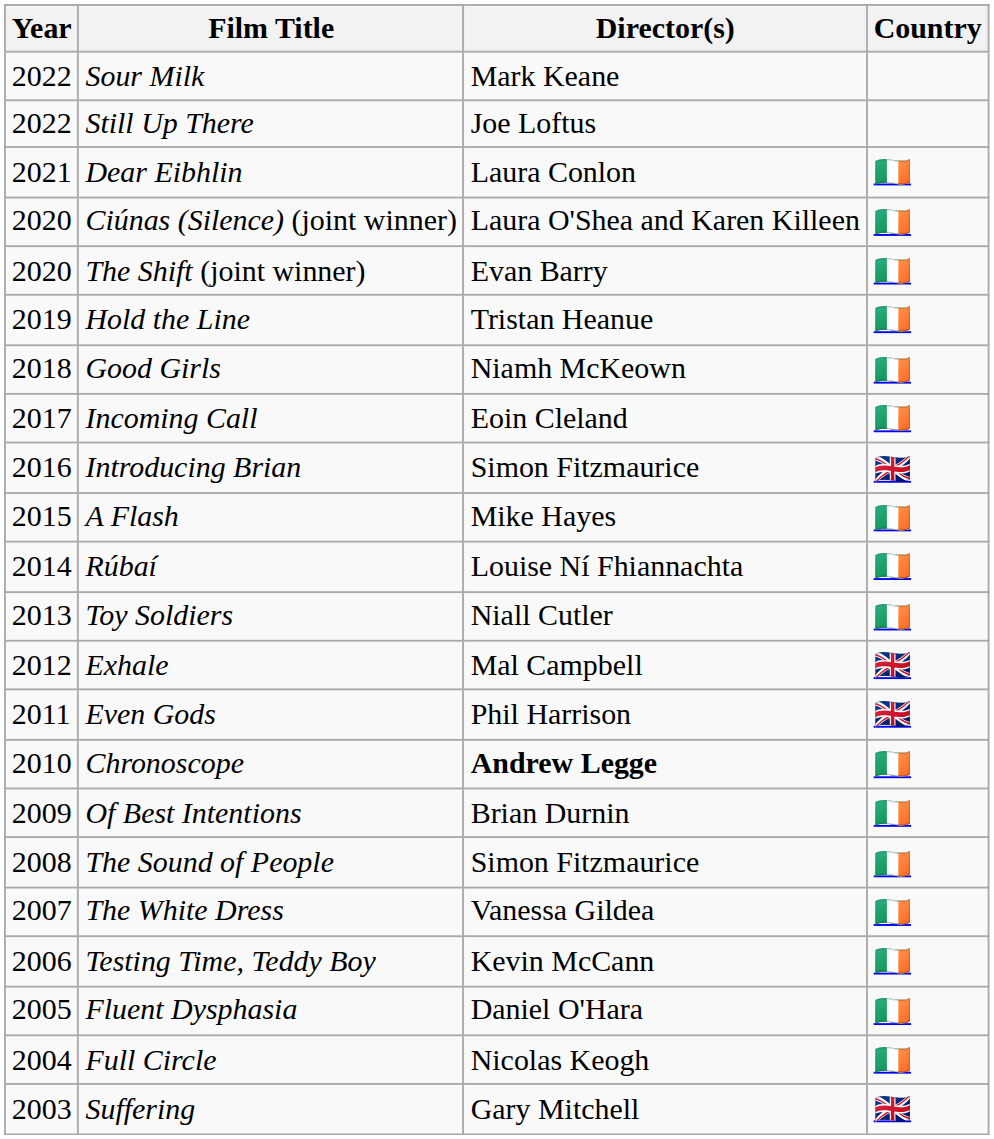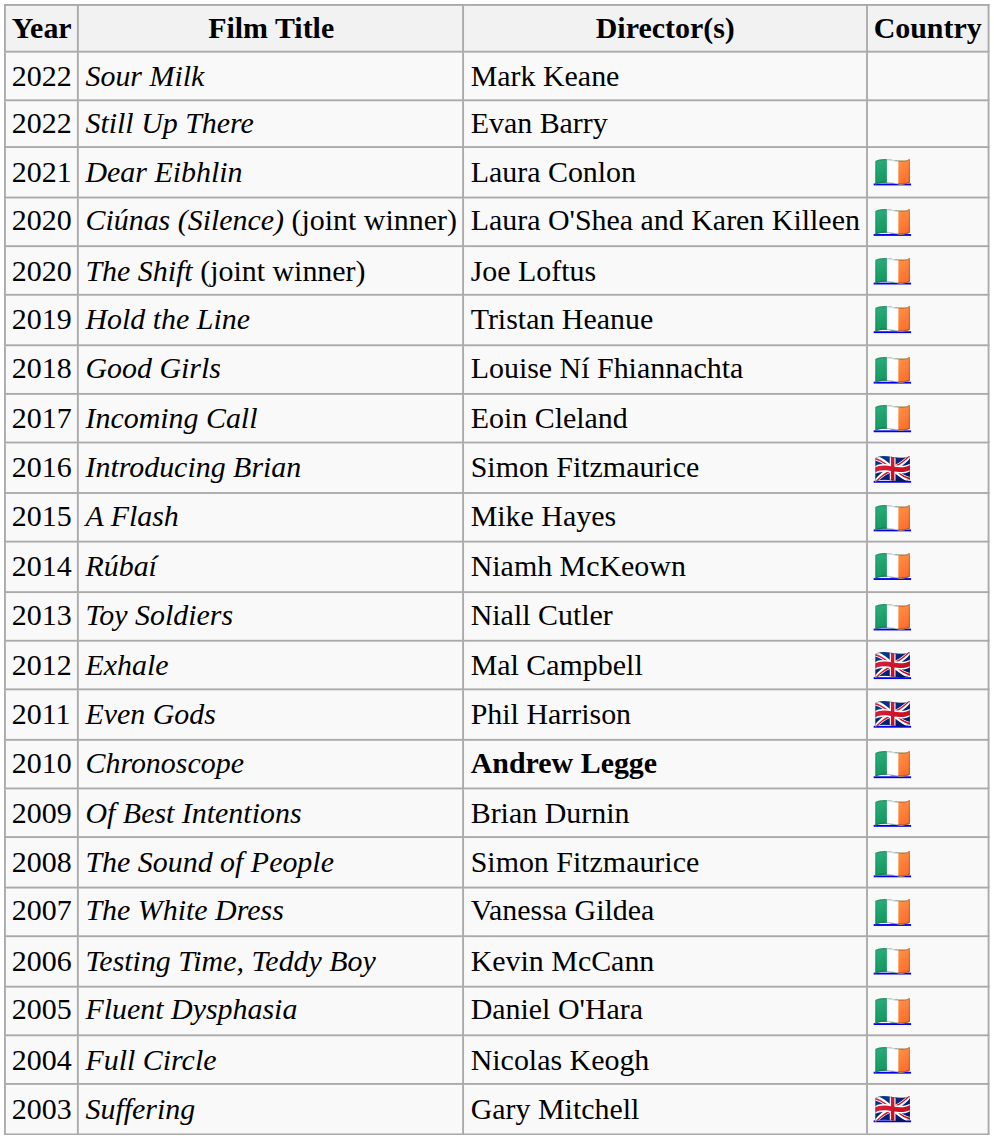(533, 123) Joe Loftus -> (539, 123) Evan Barry
(539, 270) Evan Barry -> (533, 270) Joe Loftus
(578, 368) Niamh McKeown -> (607, 368) Louise Ní Fhiannachta
(607, 566) Louise Ní Fhiannachta -> (578, 566) Niamh McKeown
